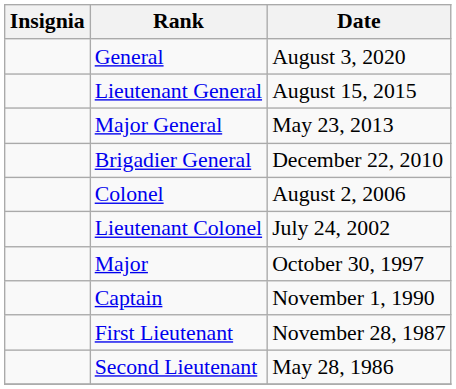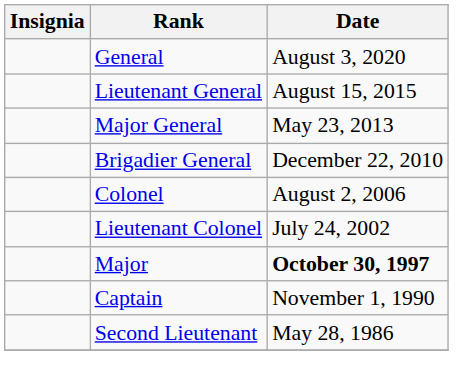(348, 263) normal -> (351, 263) bold
- row: (164, 332)
